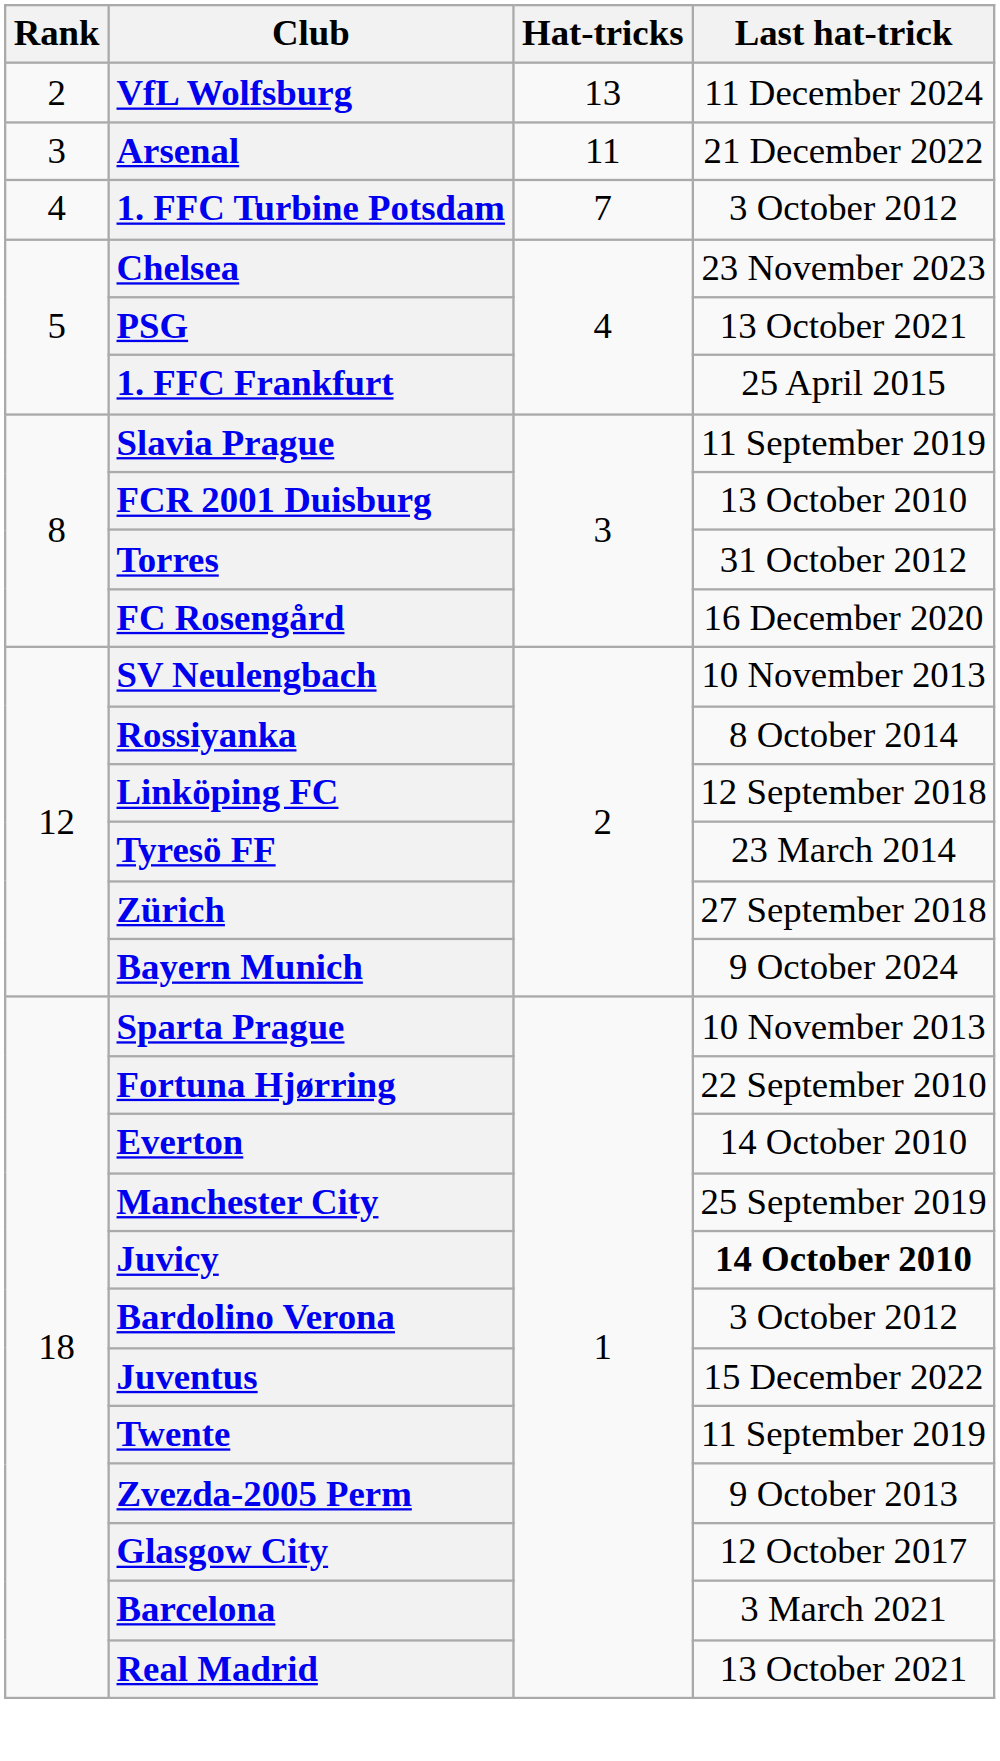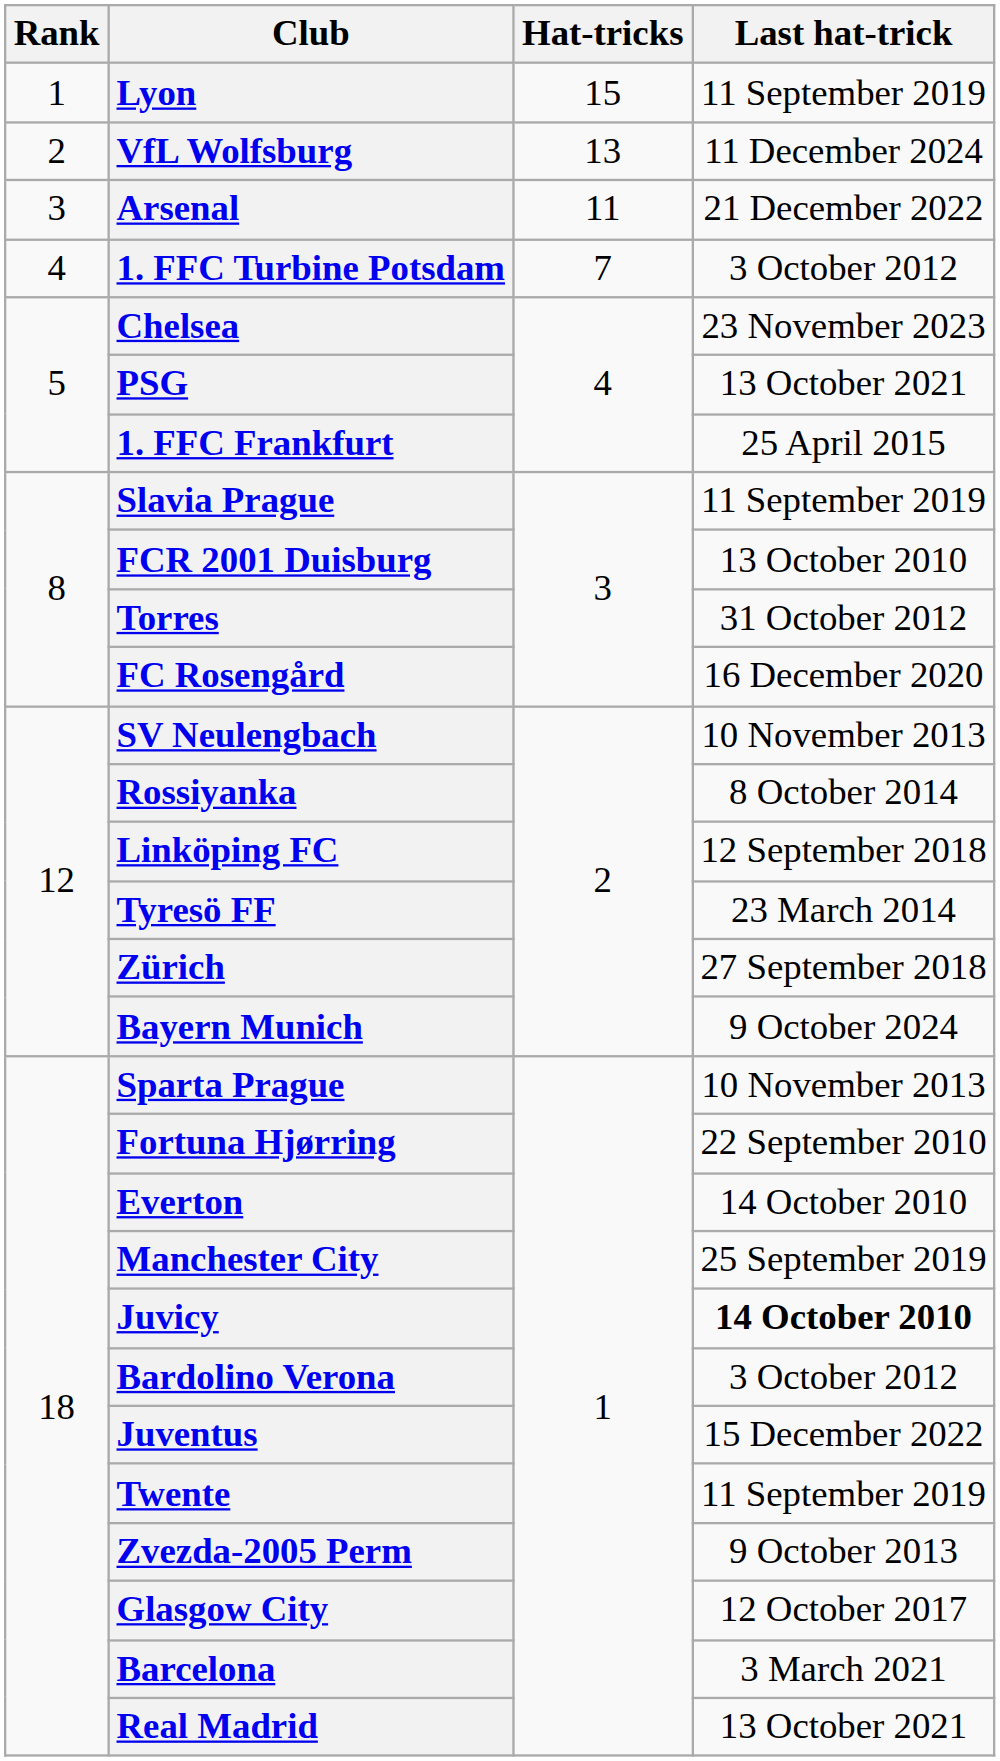+ row: (156, 92)
